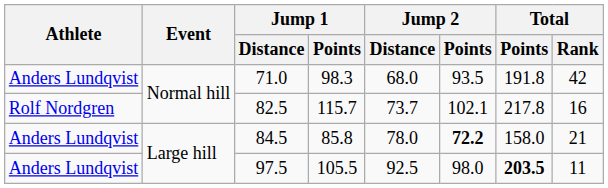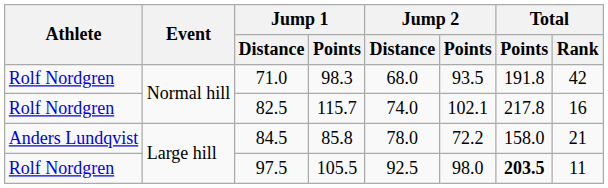(74, 79) Anders Lundqvist -> (62, 79) Rolf Nordgren
(402, 108) 73.7 -> (402, 108) 74.0
(468, 138) bold -> (468, 138) normal
(74, 168) Anders Lundqvist -> (62, 168) Rolf Nordgren
